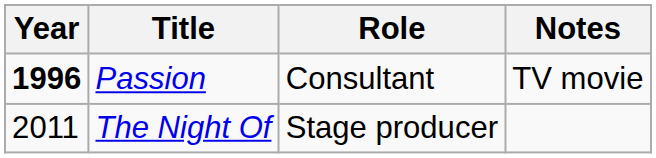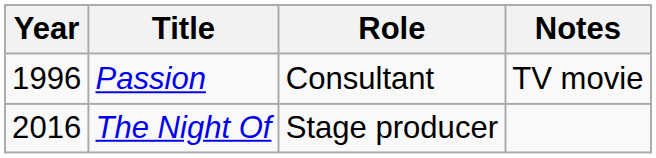(47, 78) bold -> (47, 78) normal
(45, 127) 2011 -> (47, 127) 2016
